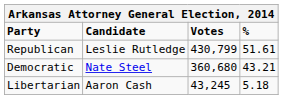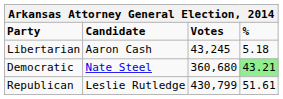rows swapped: (40, 49) <-> (44, 85)
(259, 67) no background -> (259, 67) lightgreen background
